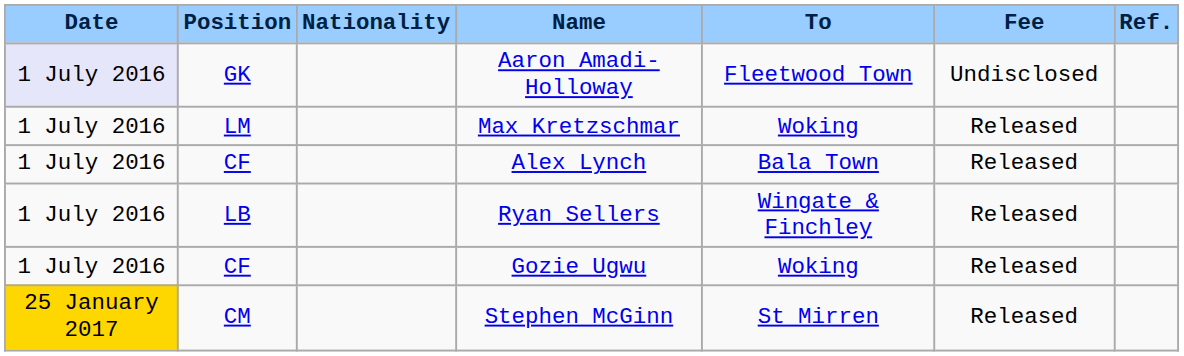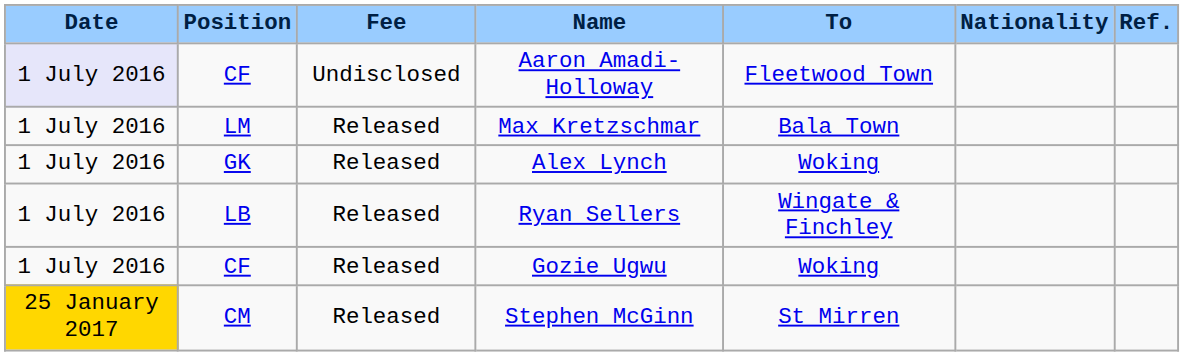columns swapped: (376, 24) <-> (1024, 24)
(237, 75) GK -> (237, 75) CF
(818, 126) Woking -> (839, 126) Bala Town
(237, 164) CF -> (237, 164) GK
(818, 164) Bala Town -> (839, 164) Woking
